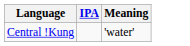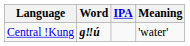+ column: (94, 13)
